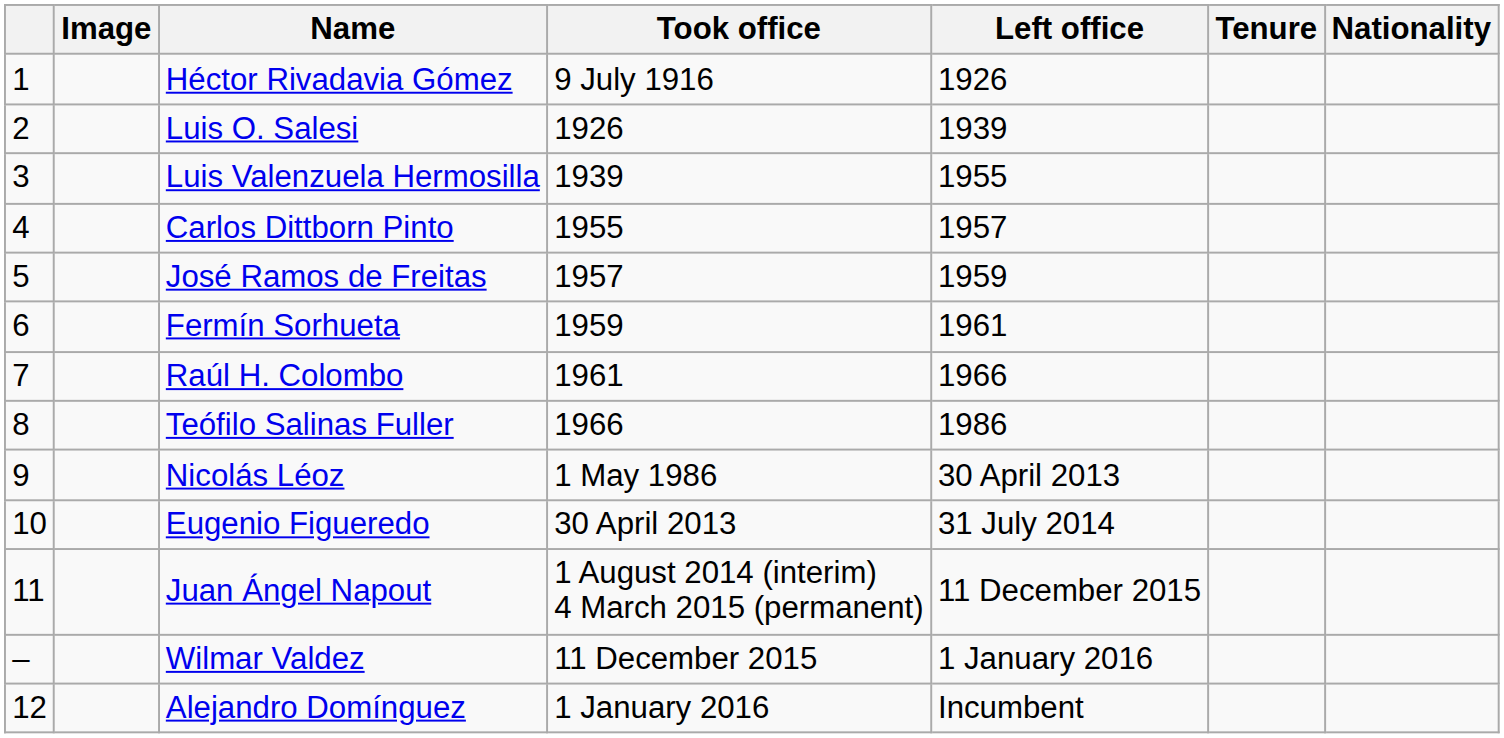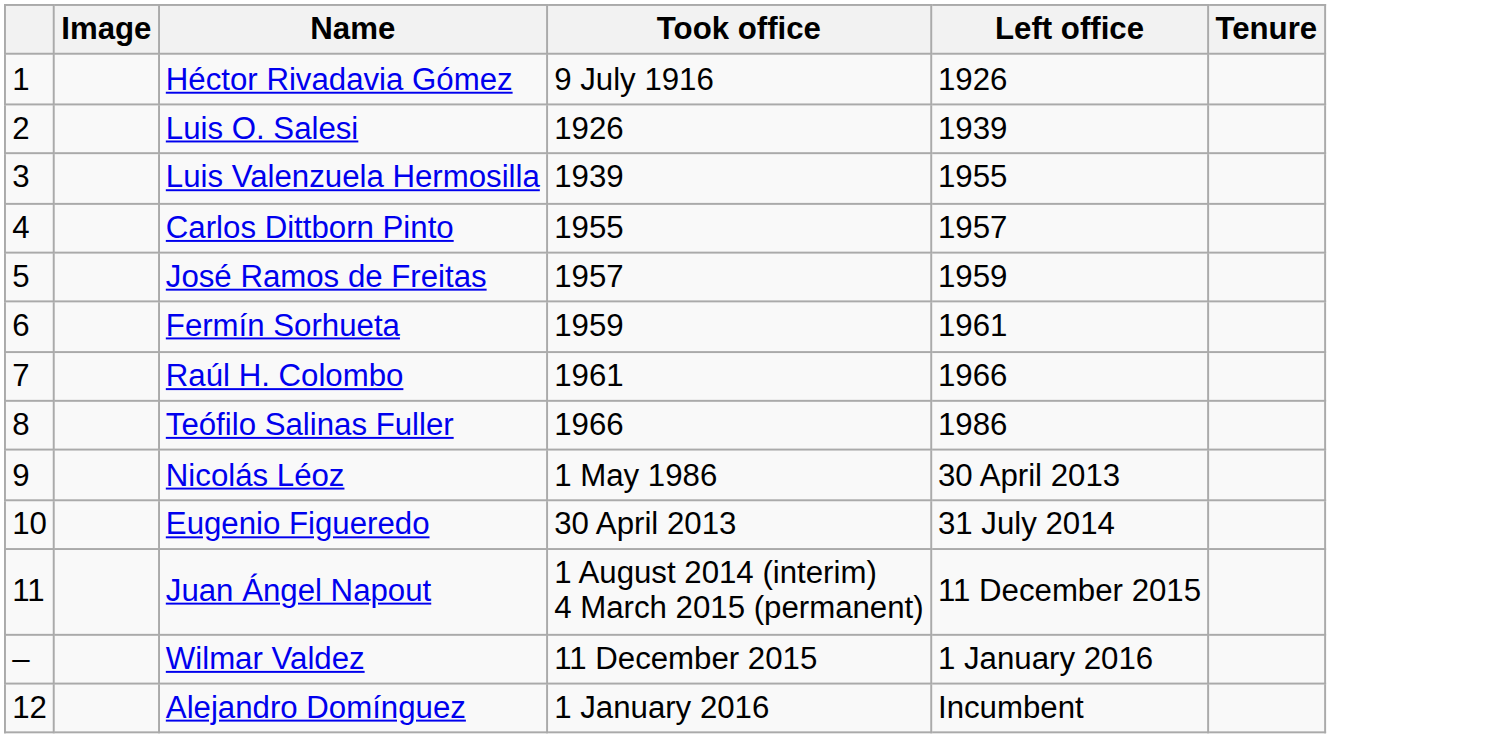- column: (1411, 29)
